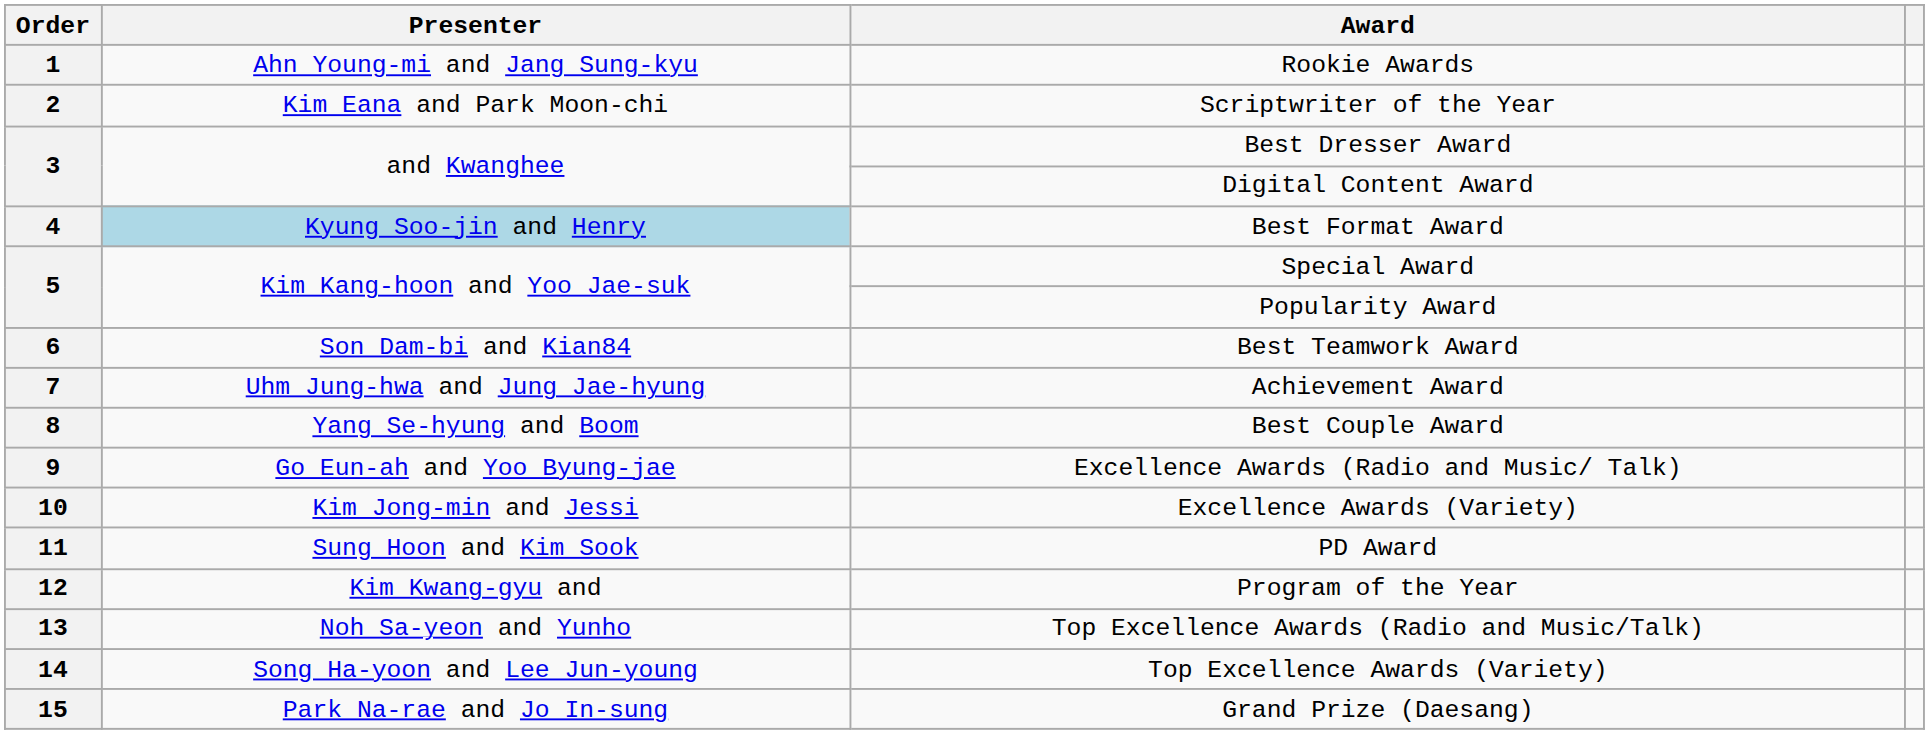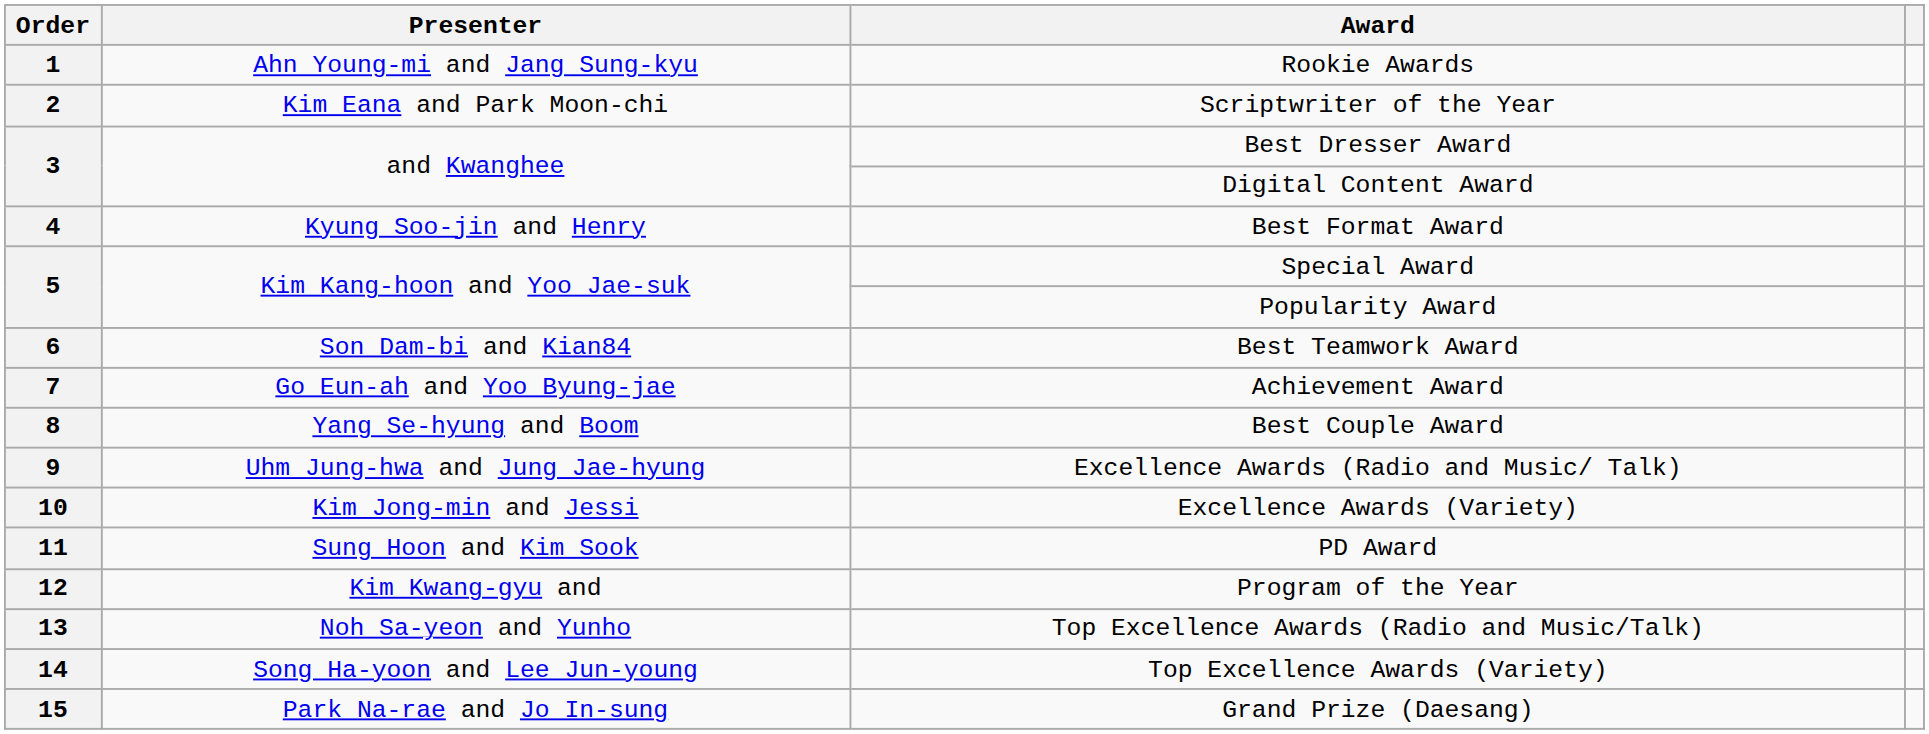(475, 226) lightblue background -> (475, 226) no background
(475, 387) Uhm Jung-hwa and Jung Jae-hyung -> (475, 387) Go Eun-ah and Yoo Byung-jae
(475, 468) Go Eun-ah and Yoo Byung-jae -> (475, 468) Uhm Jung-hwa and Jung Jae-hyung
